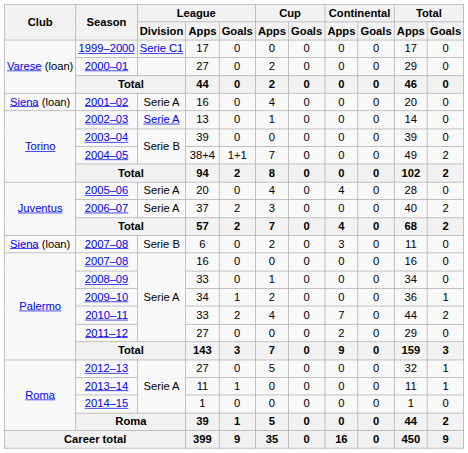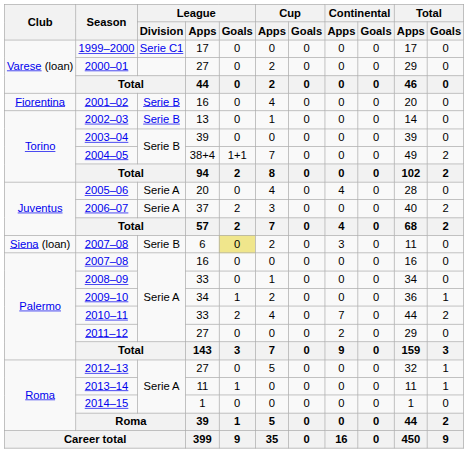(40, 102) Siena (loan) -> (40, 102) Fiorentina
(162, 102) Serie A -> (162, 102) Serie B
(162, 119) Serie A -> (162, 119) Serie B
(237, 244) no background -> (237, 244) khaki background
